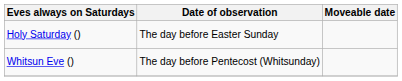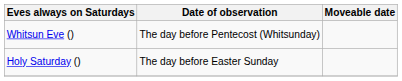rows swapped: (44, 34) <-> (40, 62)
